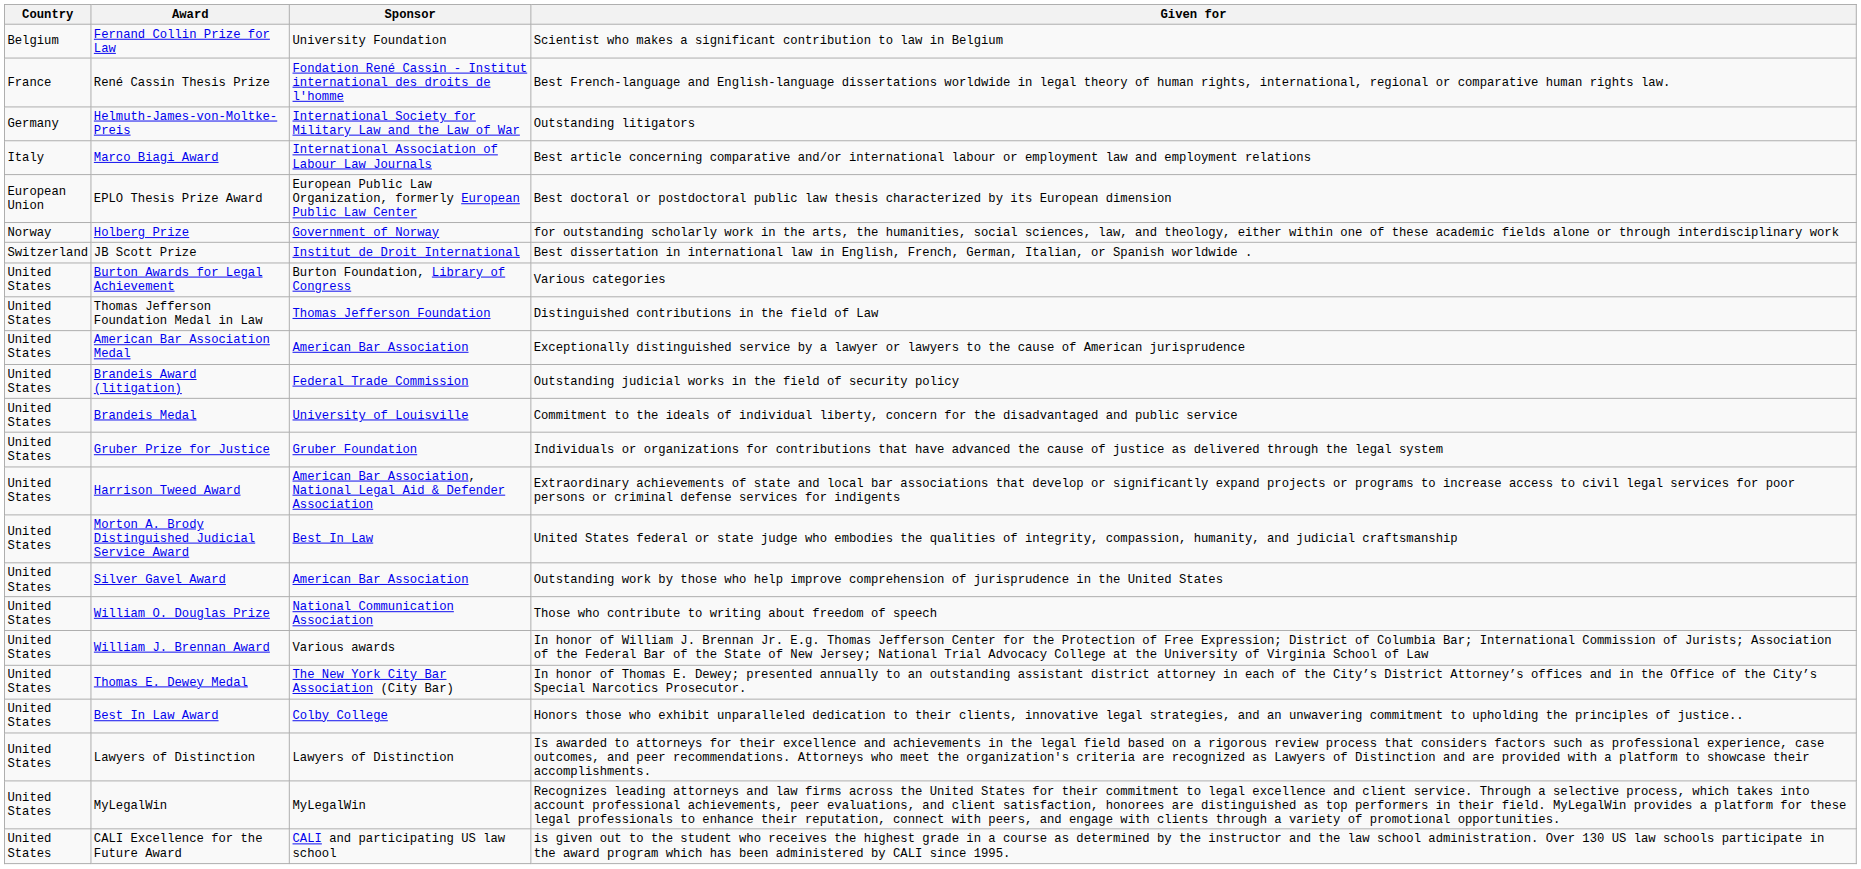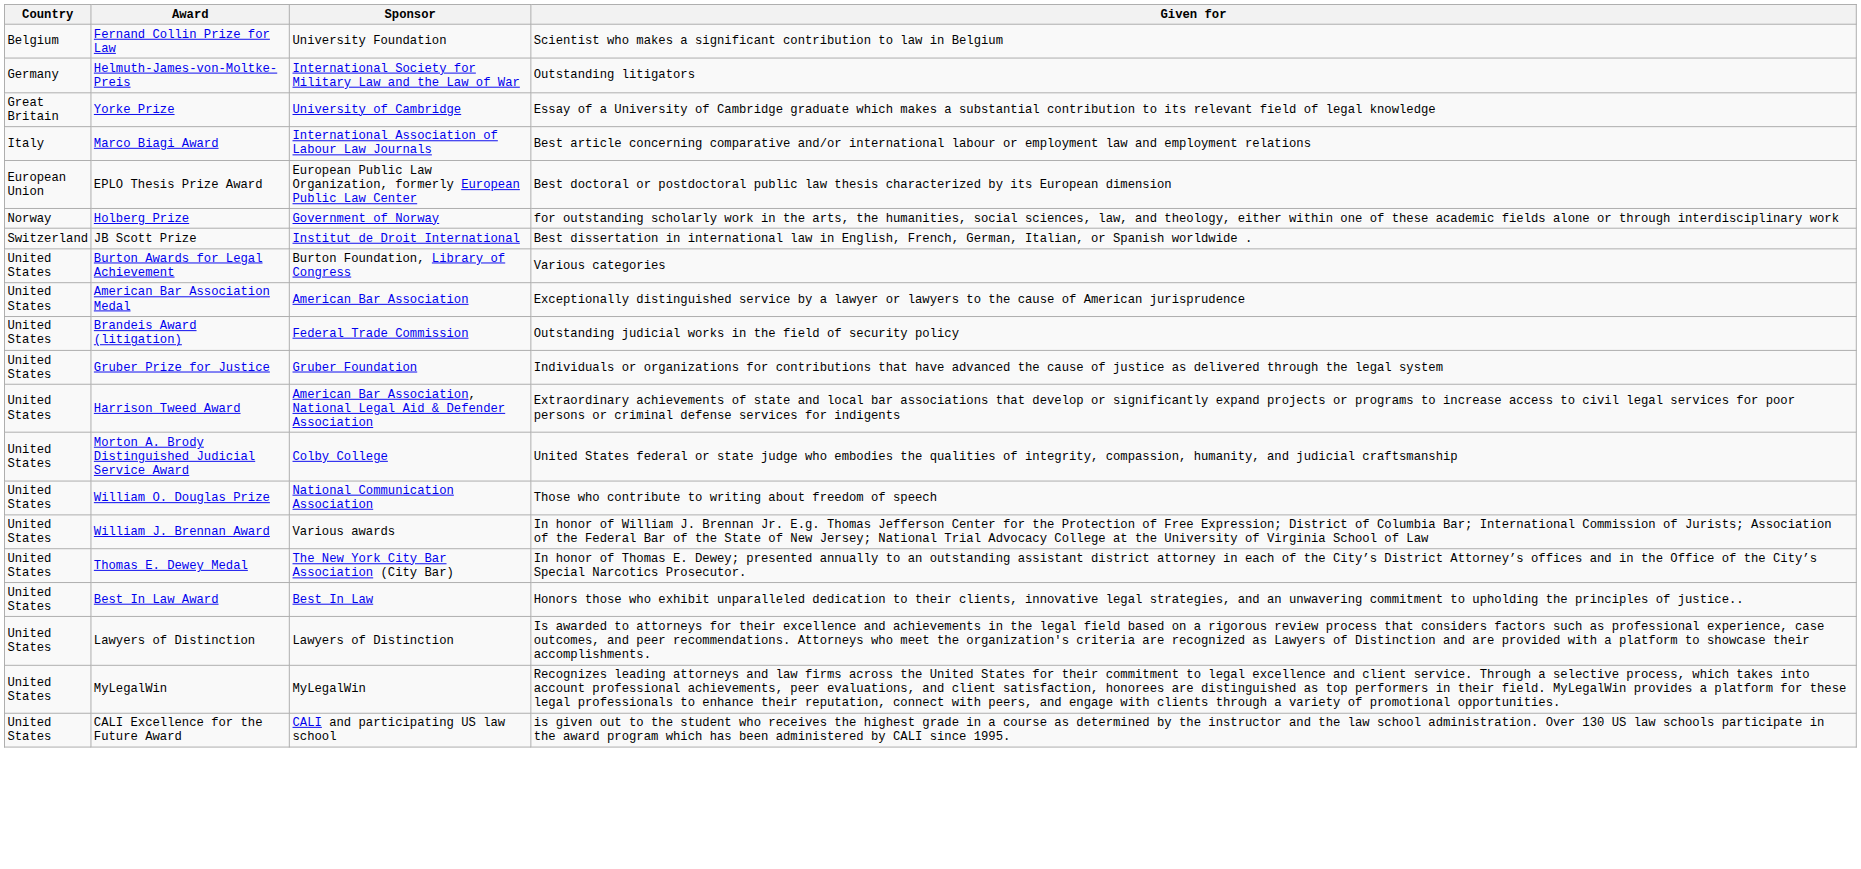- row: (182, 82)
+ row: (134, 109)
- row: (178, 314)
- row: (145, 416)
(333, 539) Best In Law -> (340, 457) Colby College
- row: (160, 580)
(340, 716) Colby College -> (333, 600) Best In Law
